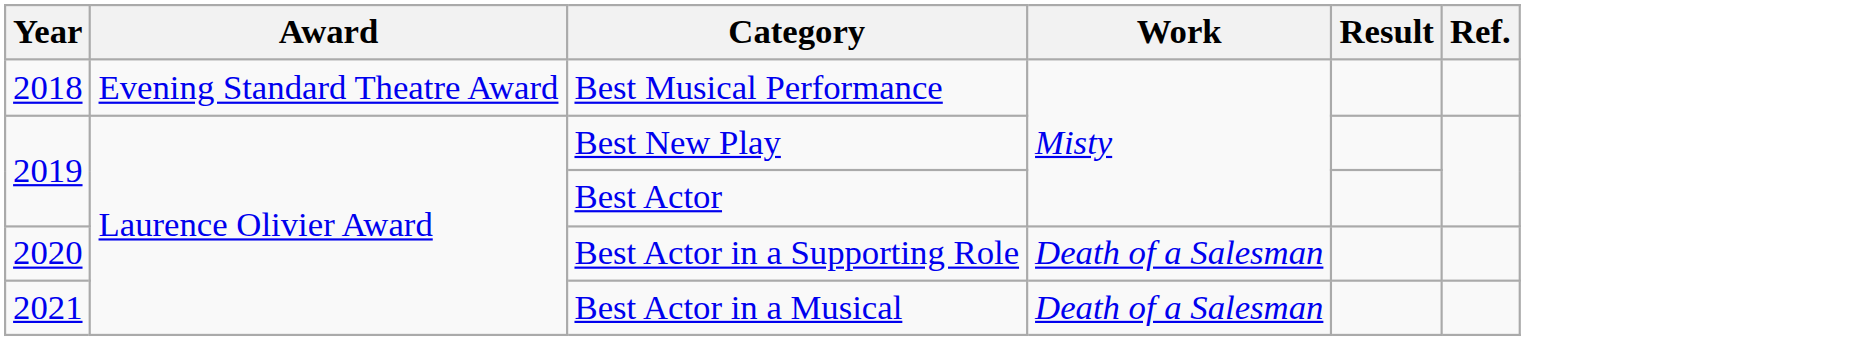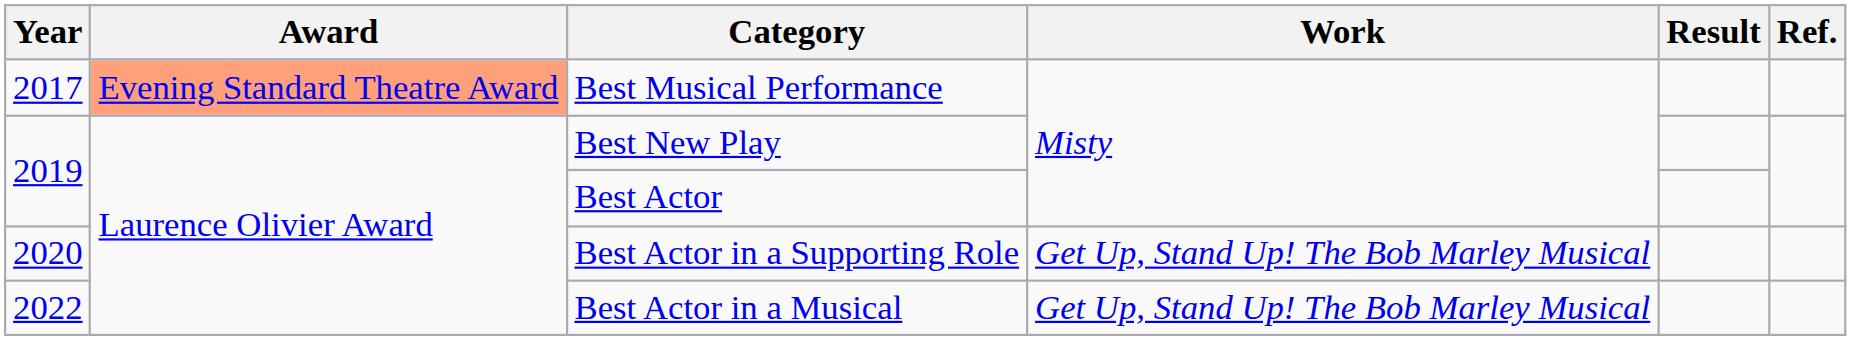(48, 87) 2018 -> (48, 87) 2017
(328, 87) no background -> (328, 87) lightsalmon background
(1179, 252) Death of a Salesman -> (1343, 252) Get Up, Stand Up! The Bob Marley Musical
(48, 307) 2021 -> (48, 307) 2022
(1179, 307) Death of a Salesman -> (1343, 307) Get Up, Stand Up! The Bob Marley Musical
